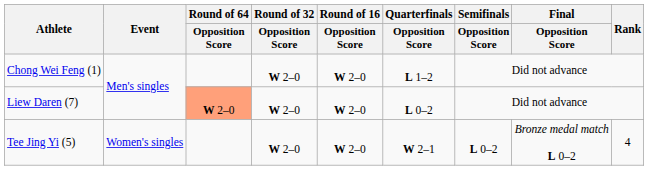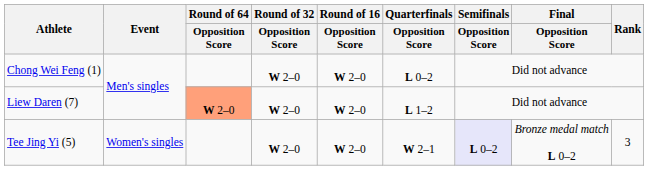(419, 77) L 1–2 -> (419, 77) L 0–2
(419, 110) L 0–2 -> (419, 110) L 1–2
(484, 149) no background -> (484, 149) lavender background
(628, 142) 4 -> (628, 142) 3
